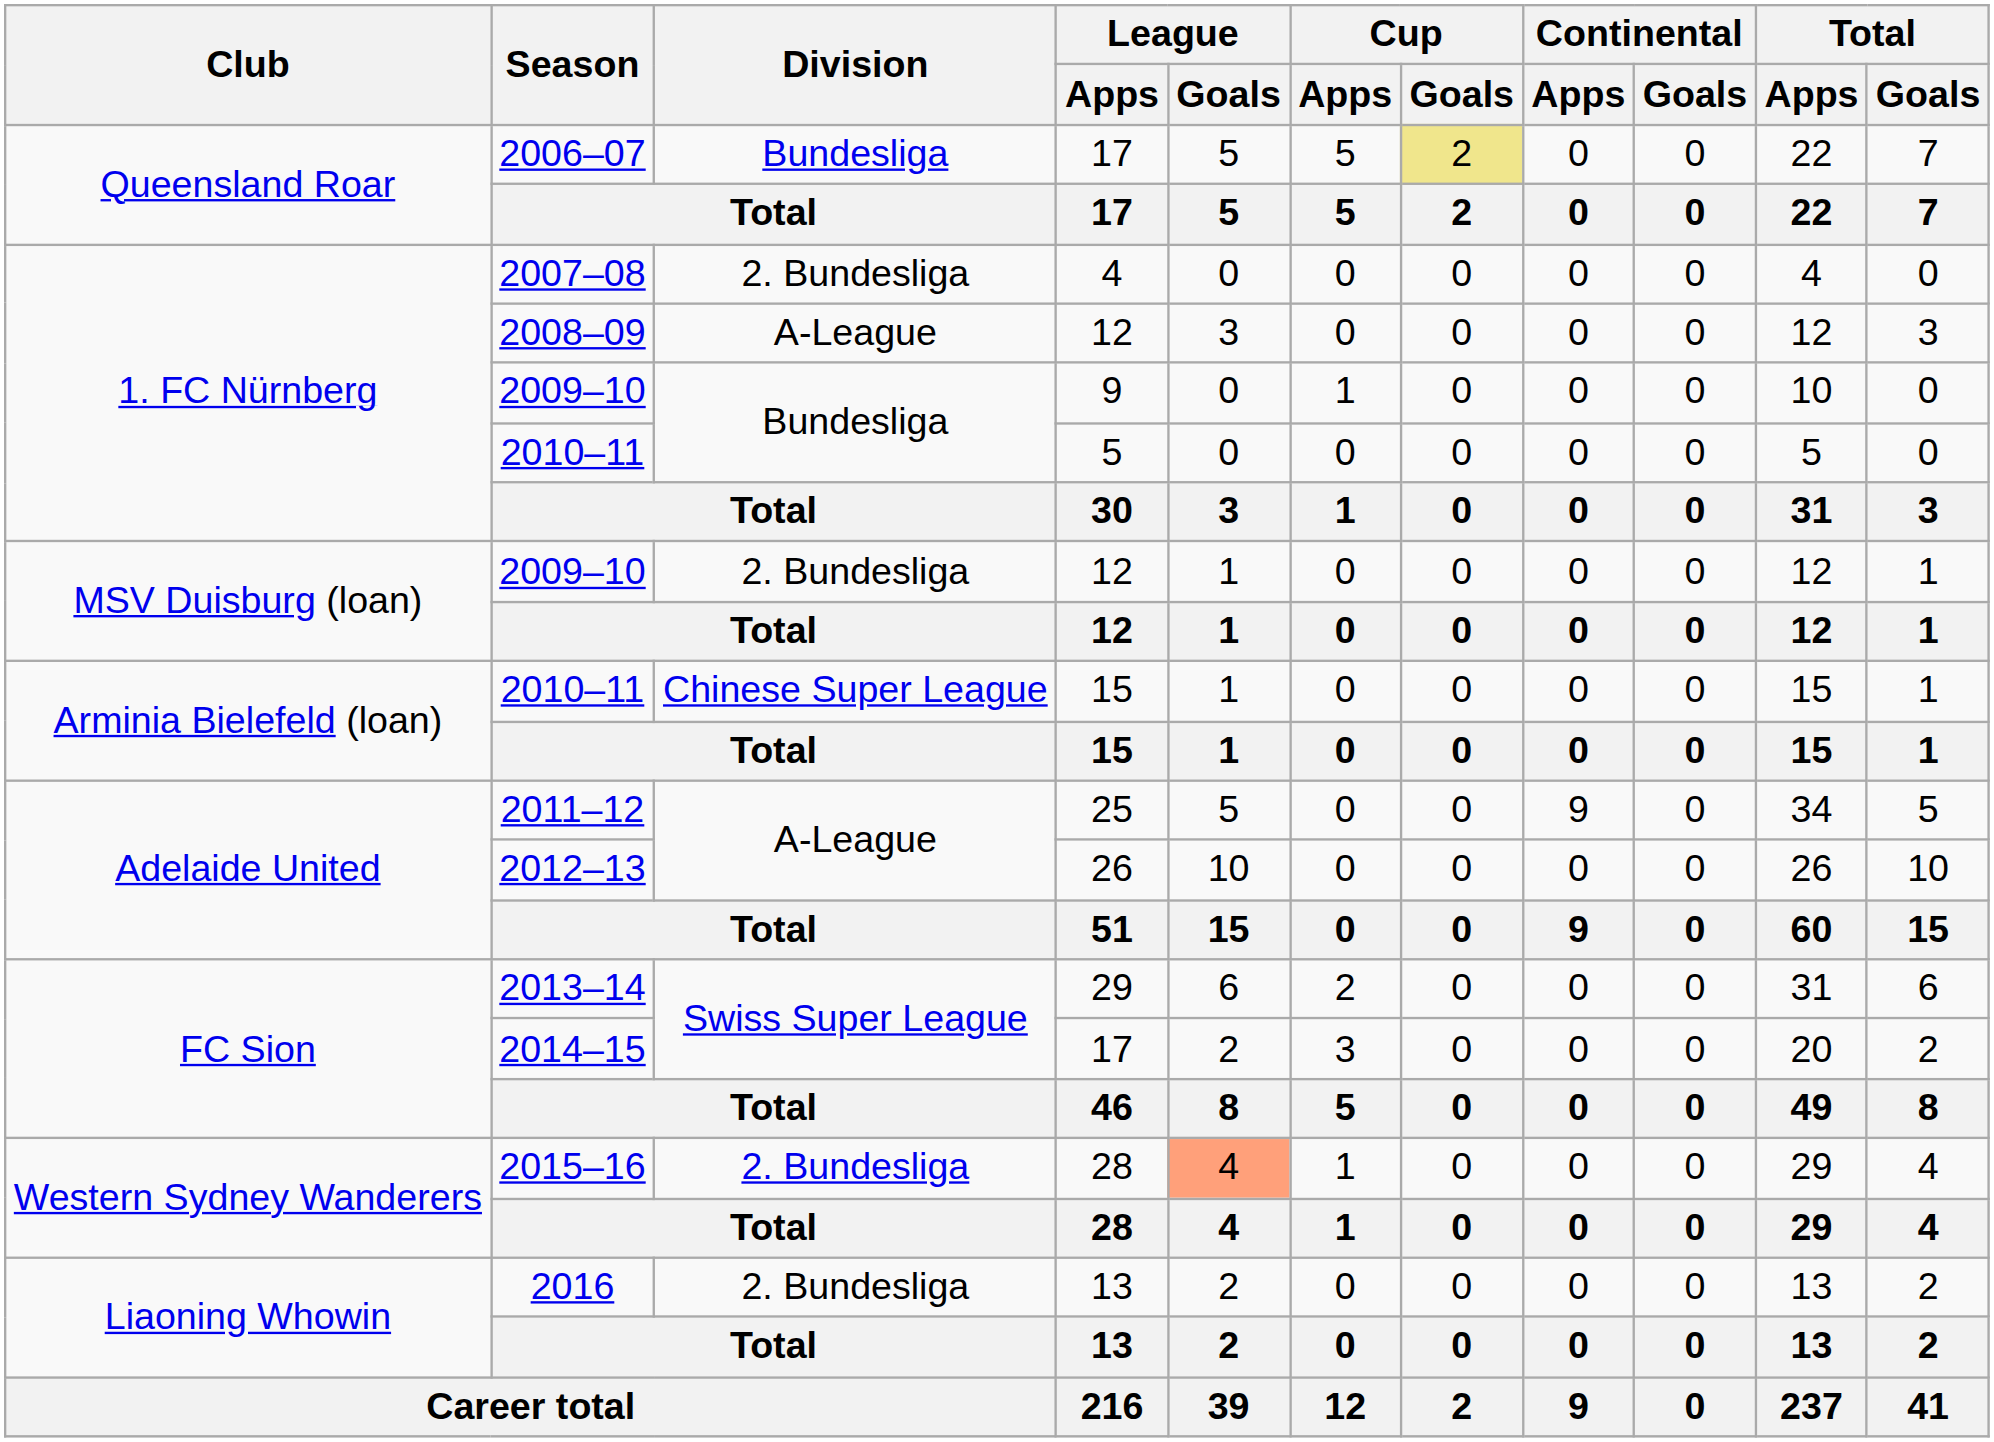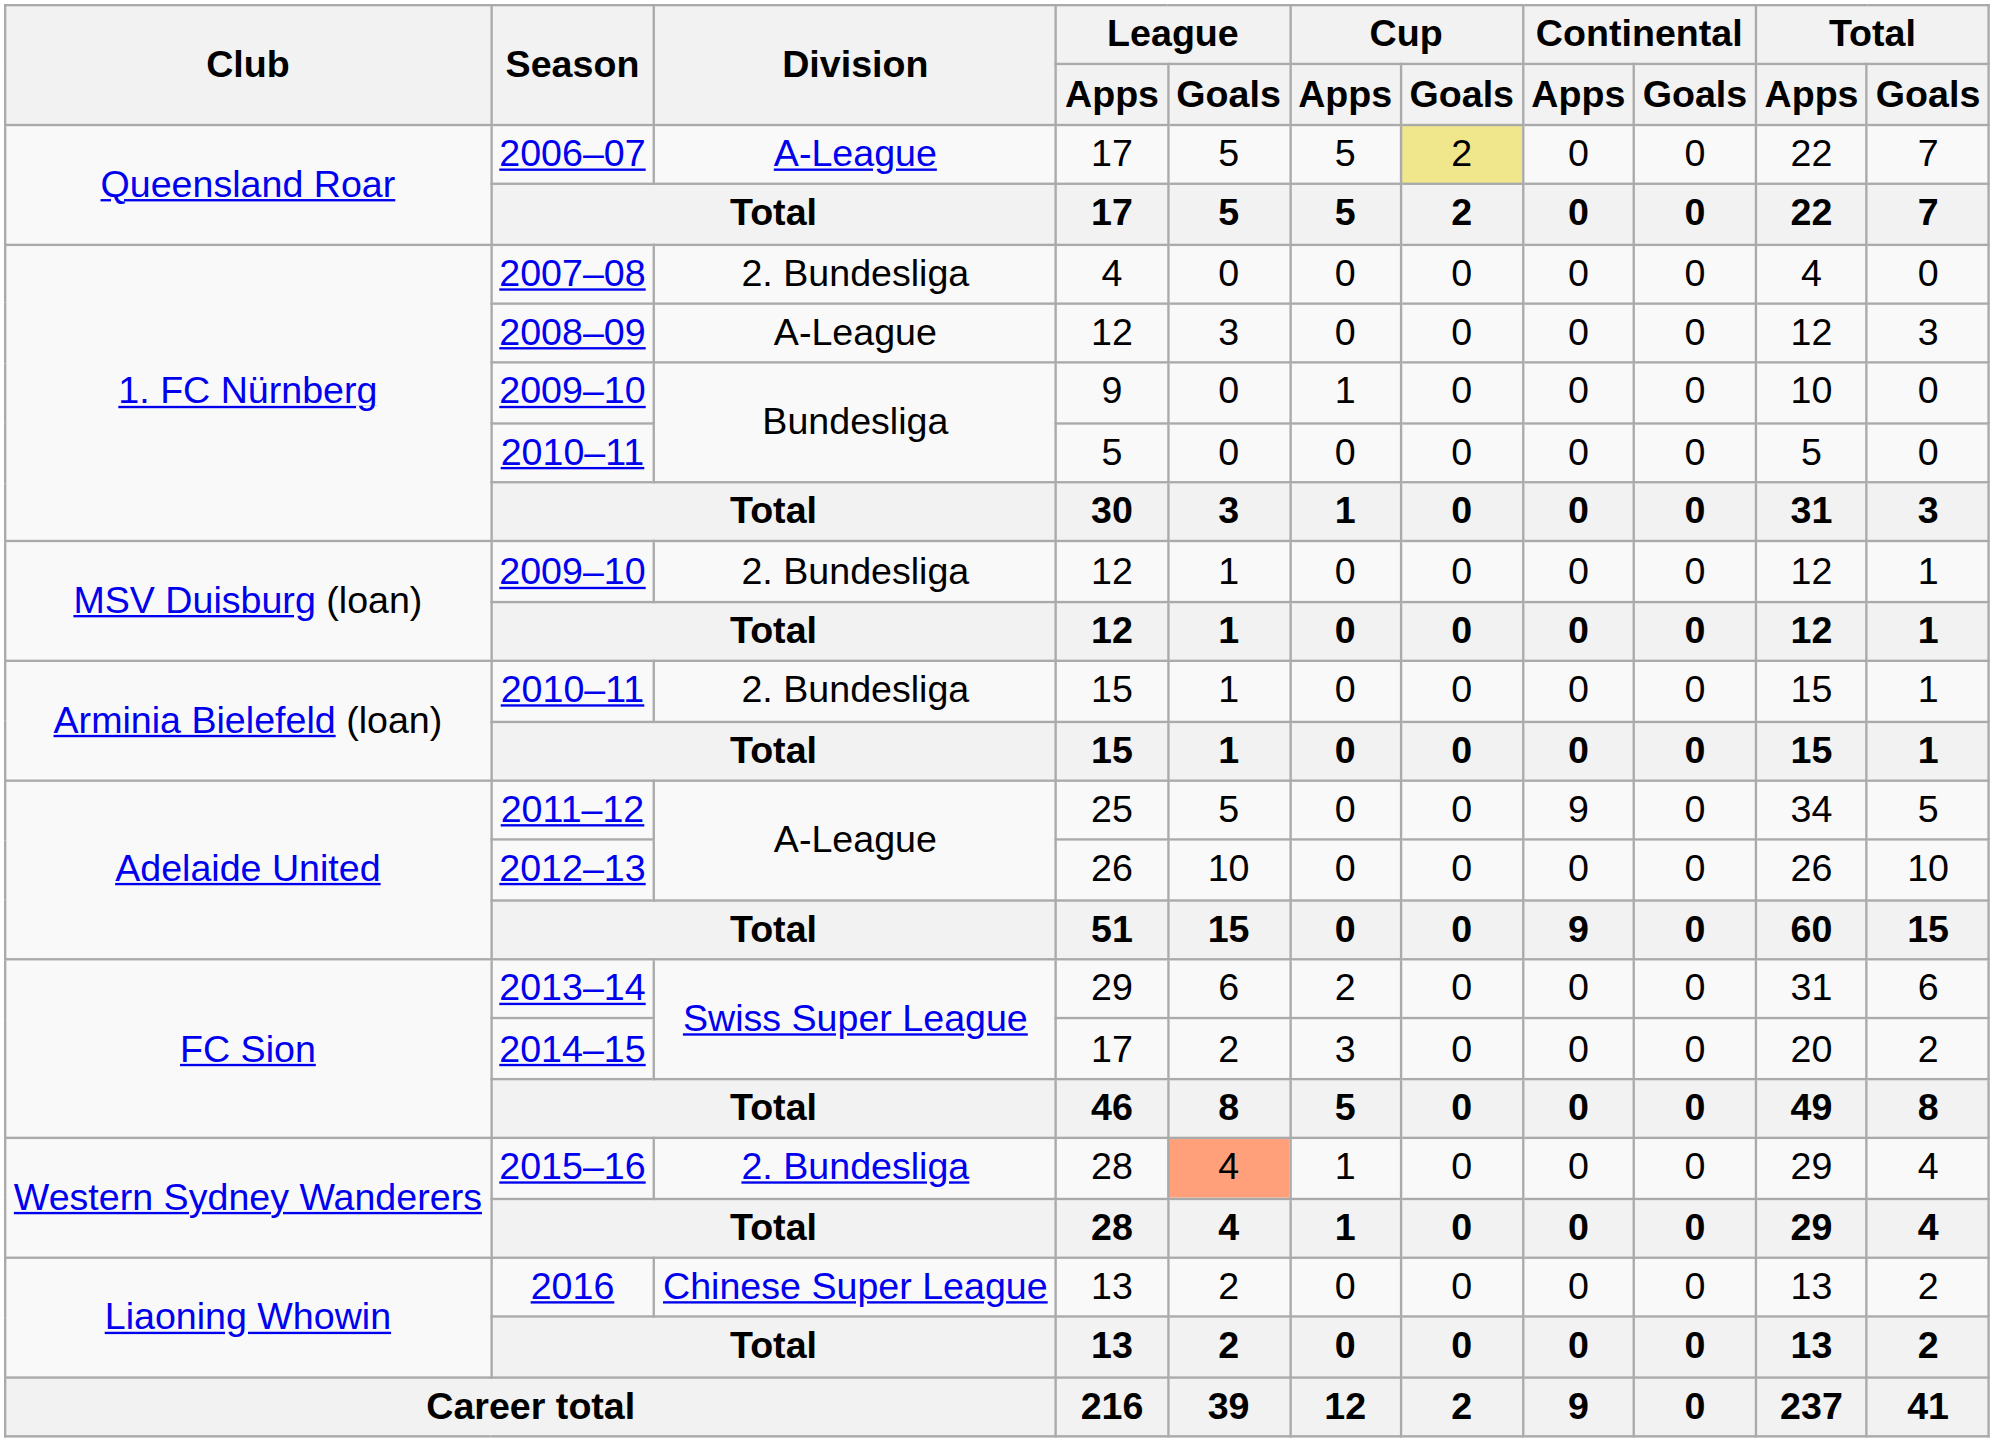(855, 153) Bundesliga -> (855, 153) A-League
(855, 690) Chinese Super League -> (855, 690) 2. Bundesliga
(855, 1286) 2. Bundesliga -> (855, 1286) Chinese Super League
